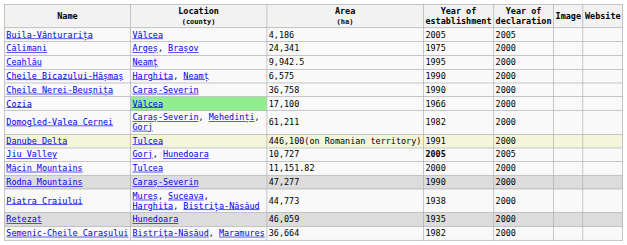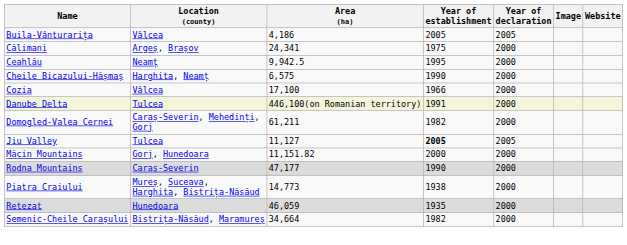- row: (60, 90)
(148, 104) lightgreen background -> (148, 90) no background
rows swapped: (37, 141) <-> (60, 122)
(171, 155) Gorj, Hunedoara -> (148, 141) Tulcea
(284, 155) 10,727 -> (284, 141) 11,127
(148, 168) Tulcea -> (171, 155) Gorj, Hunedoara
(284, 182) 47,277 -> (284, 168) 47,177
(284, 201) 44,773 -> (284, 187) 14,773
(284, 233) 36,664 -> (284, 219) 34,664
